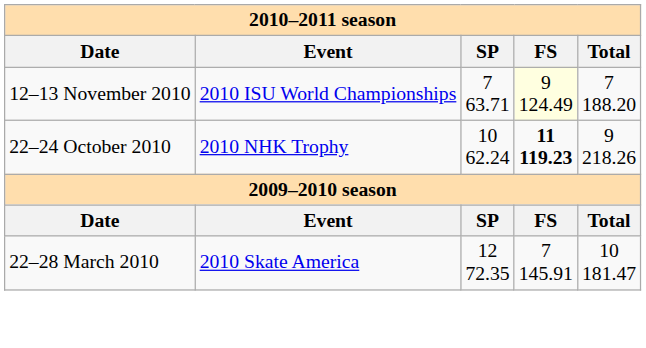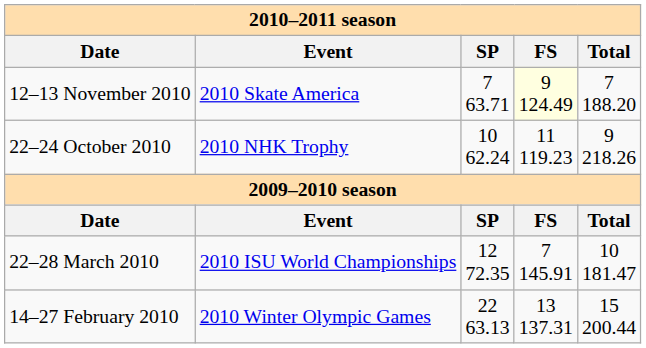(328, 93) 2010 ISU World Championships -> (279, 93) 2010 Skate America
(546, 146) bold -> (546, 146) normal
(279, 262) 2010 Skate America -> (328, 262) 2010 ISU World Championships
+ row: (94, 316)
